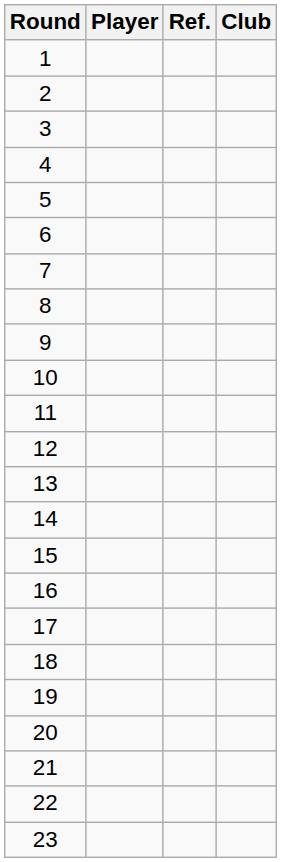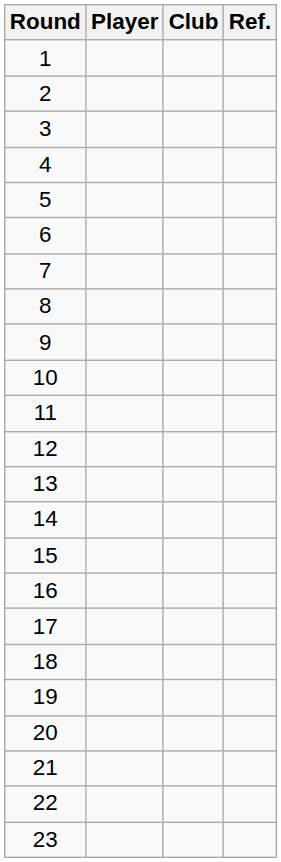columns swapped: (246, 22) <-> (190, 22)
